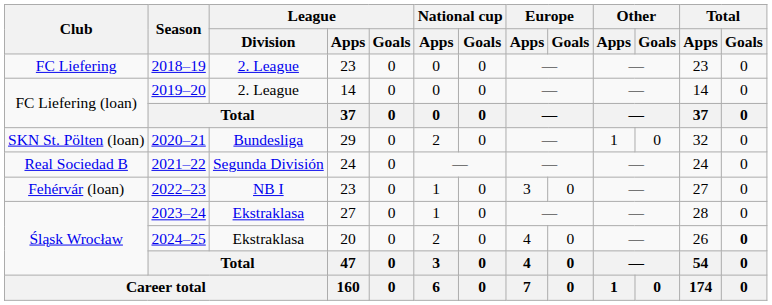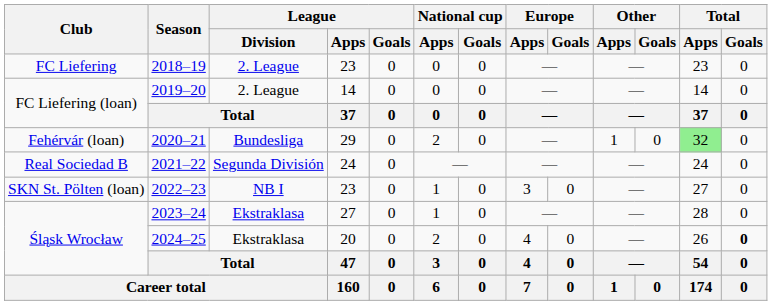(76, 139) SKN St. Pölten (loan) -> (76, 139) Fehérvár (loan)
(701, 139) no background -> (701, 139) lightgreen background
(76, 189) Fehérvár (loan) -> (76, 189) SKN St. Pölten (loan)
